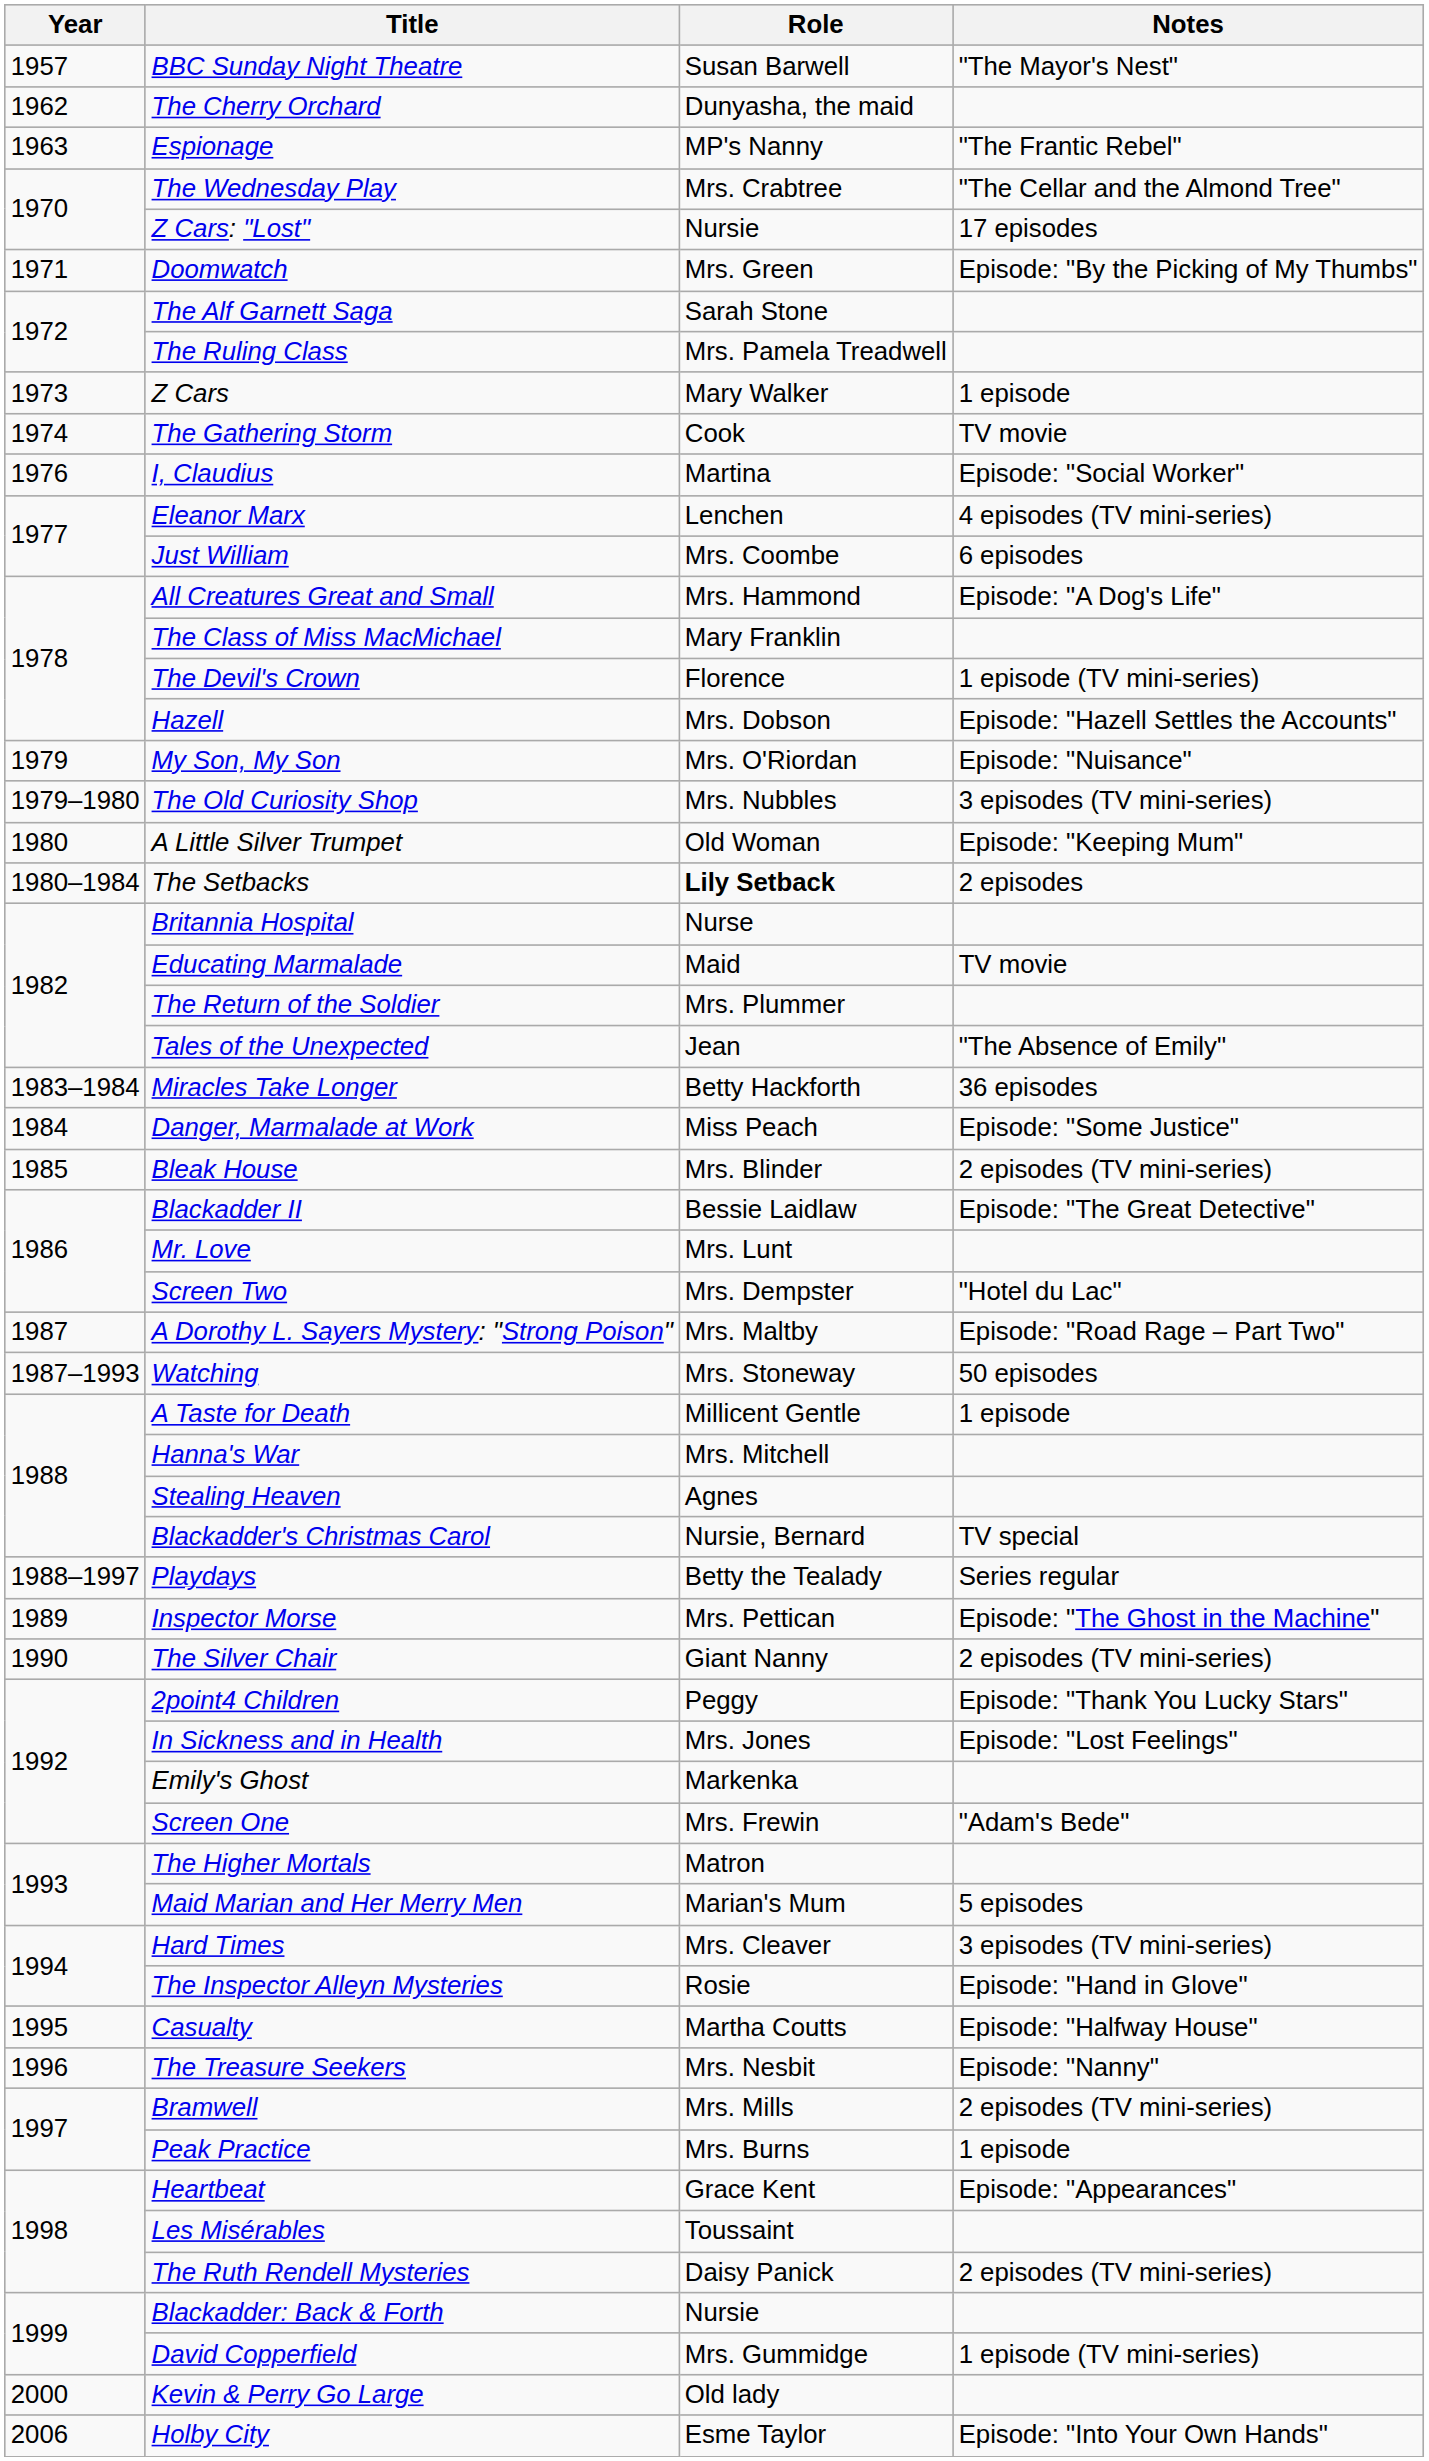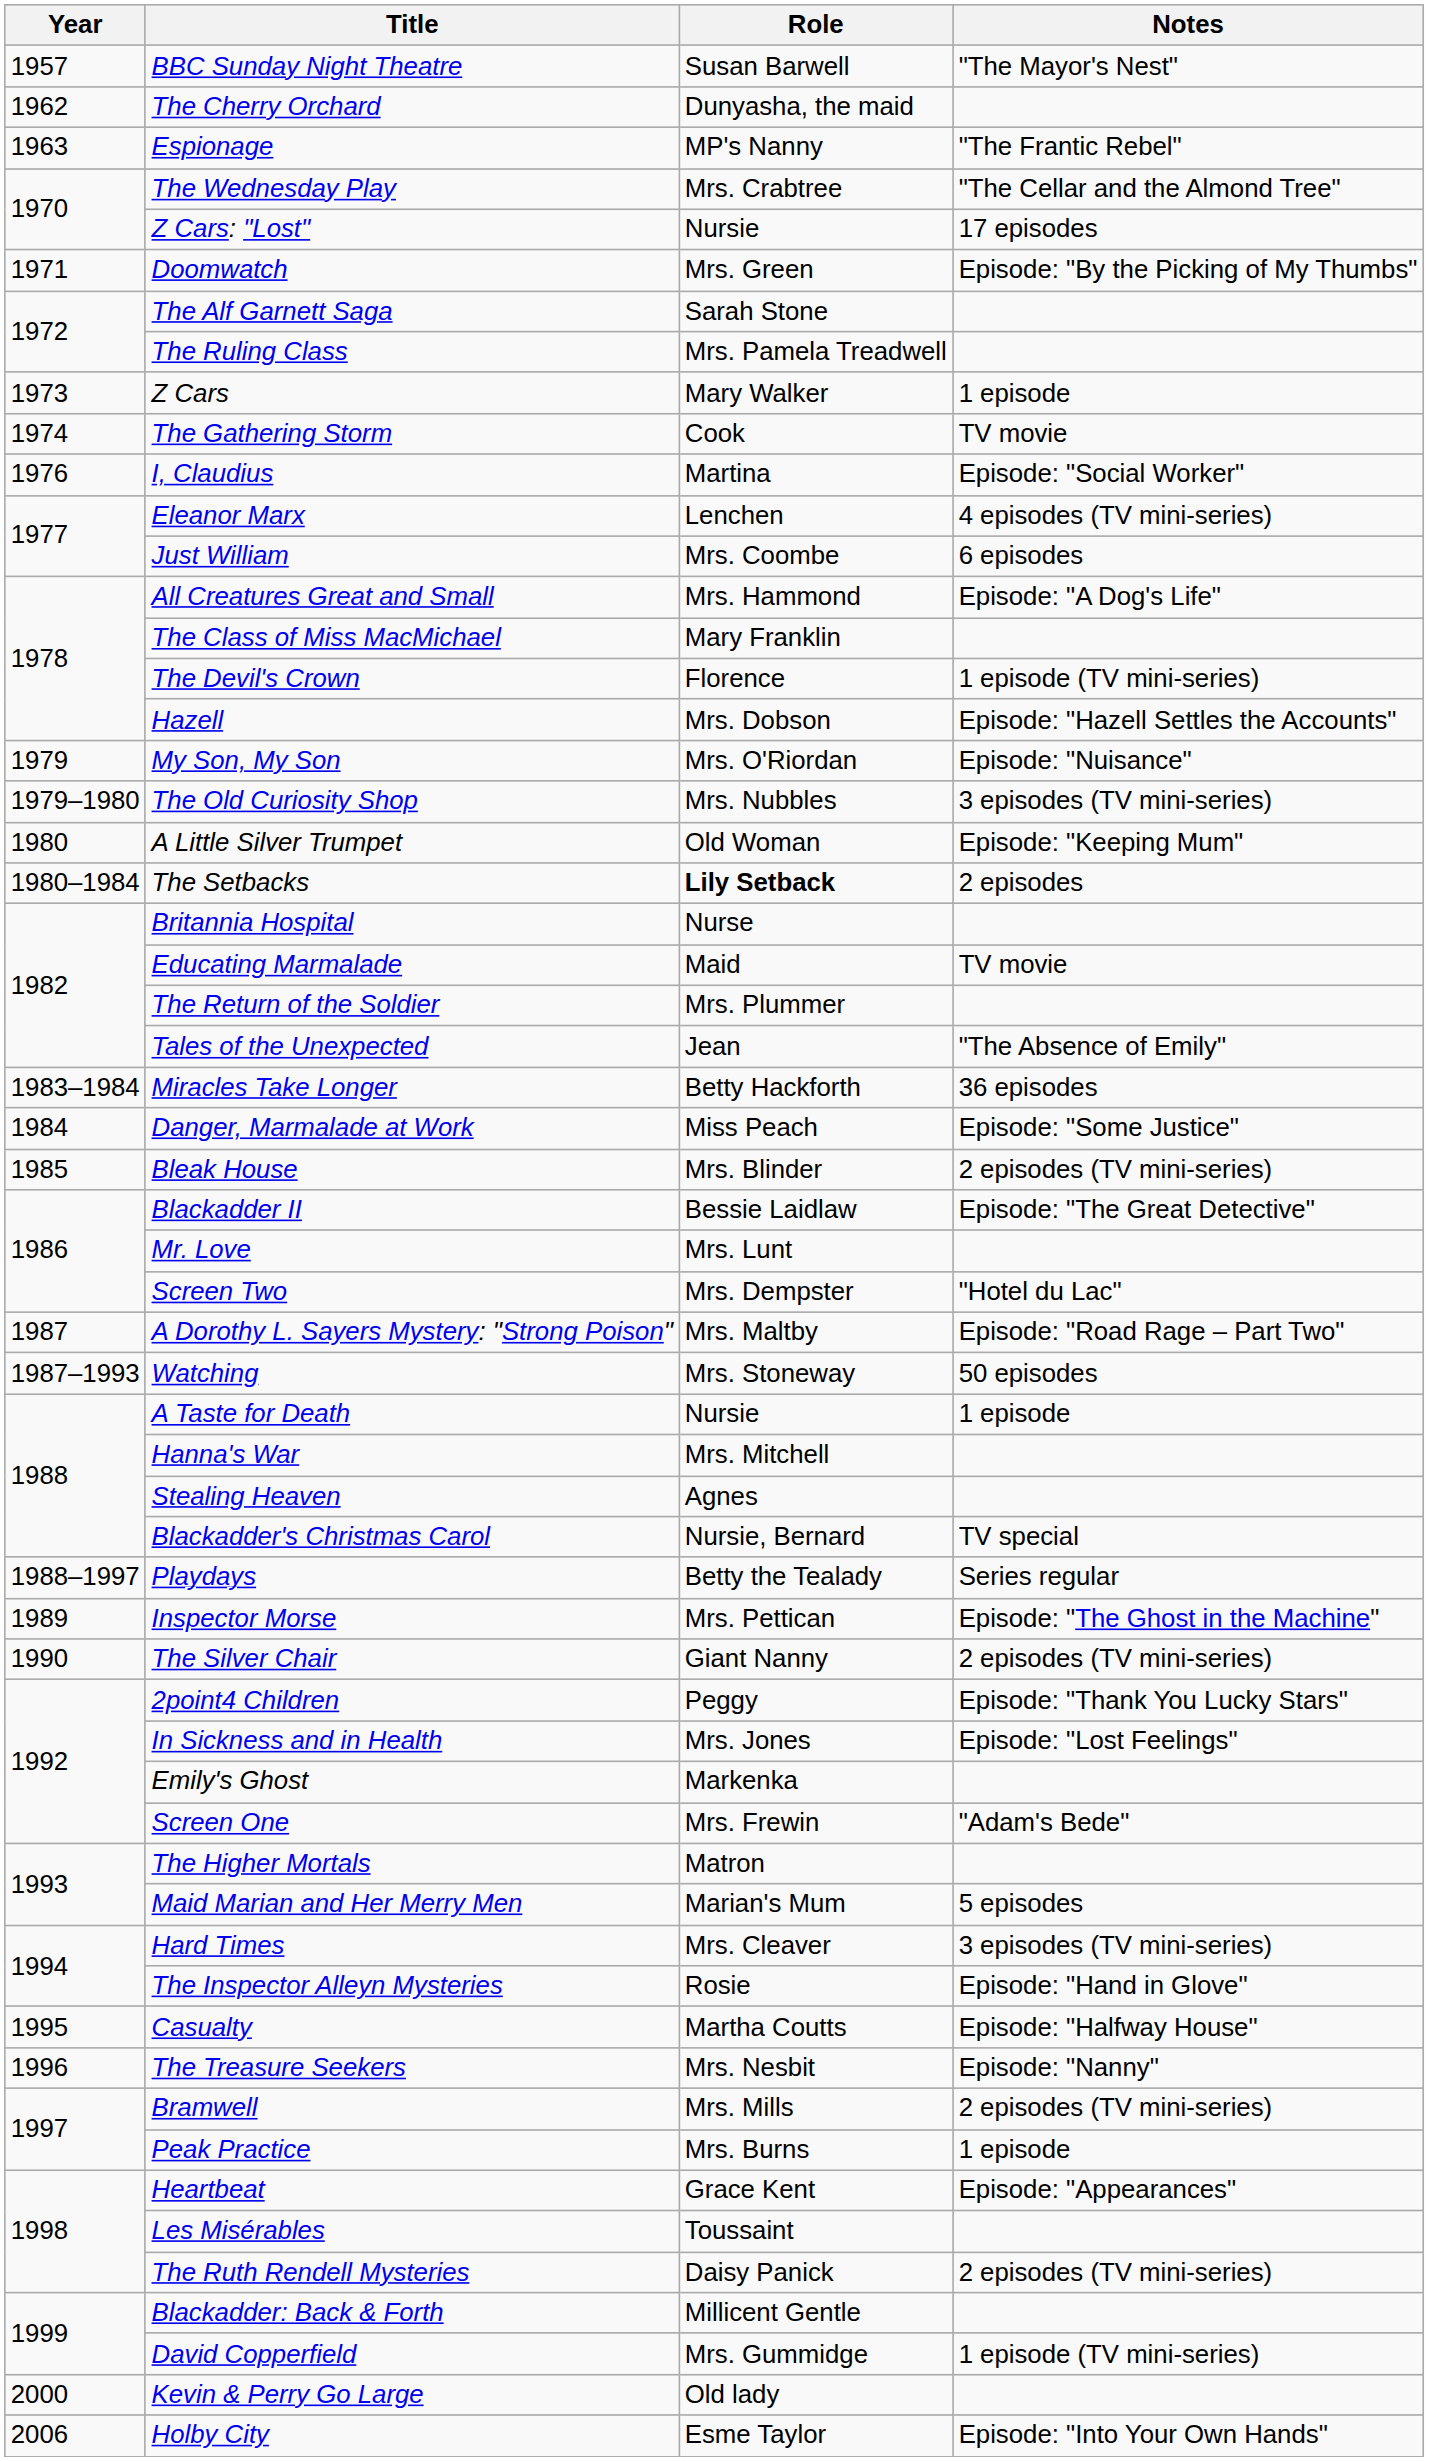(773, 1413) Millicent Gentle -> (722, 1413) Nursie
(722, 2312) Nursie -> (773, 2312) Millicent Gentle
